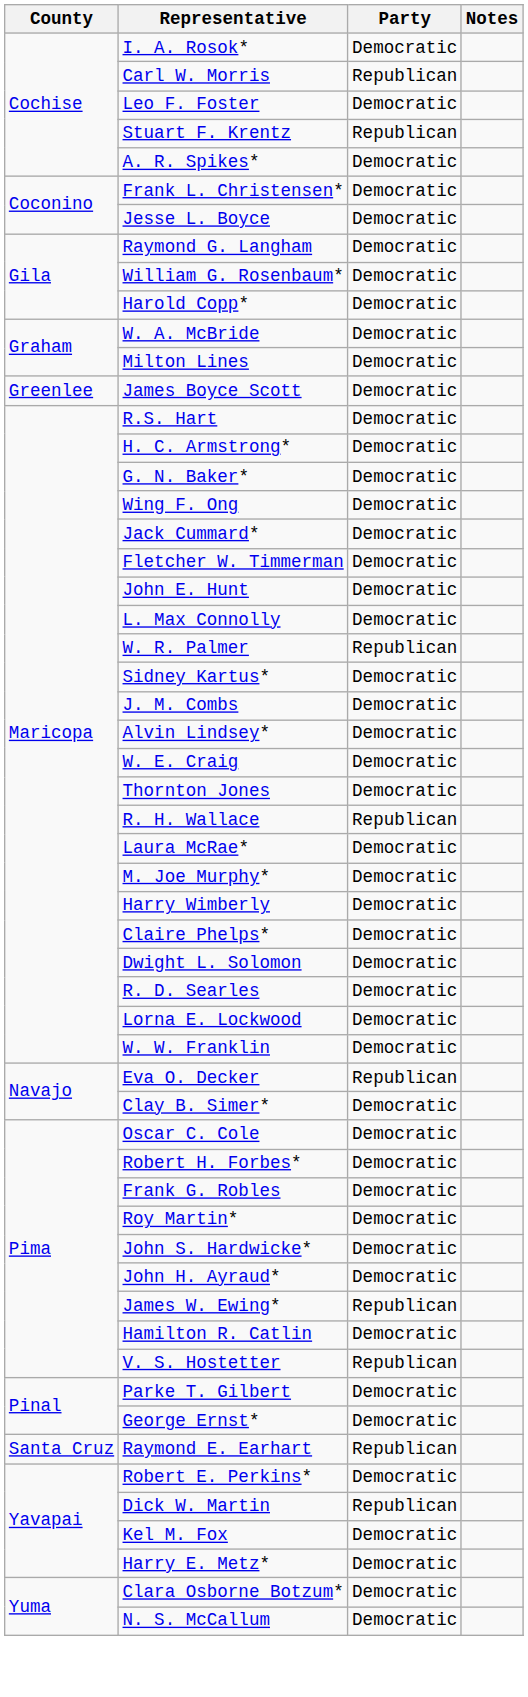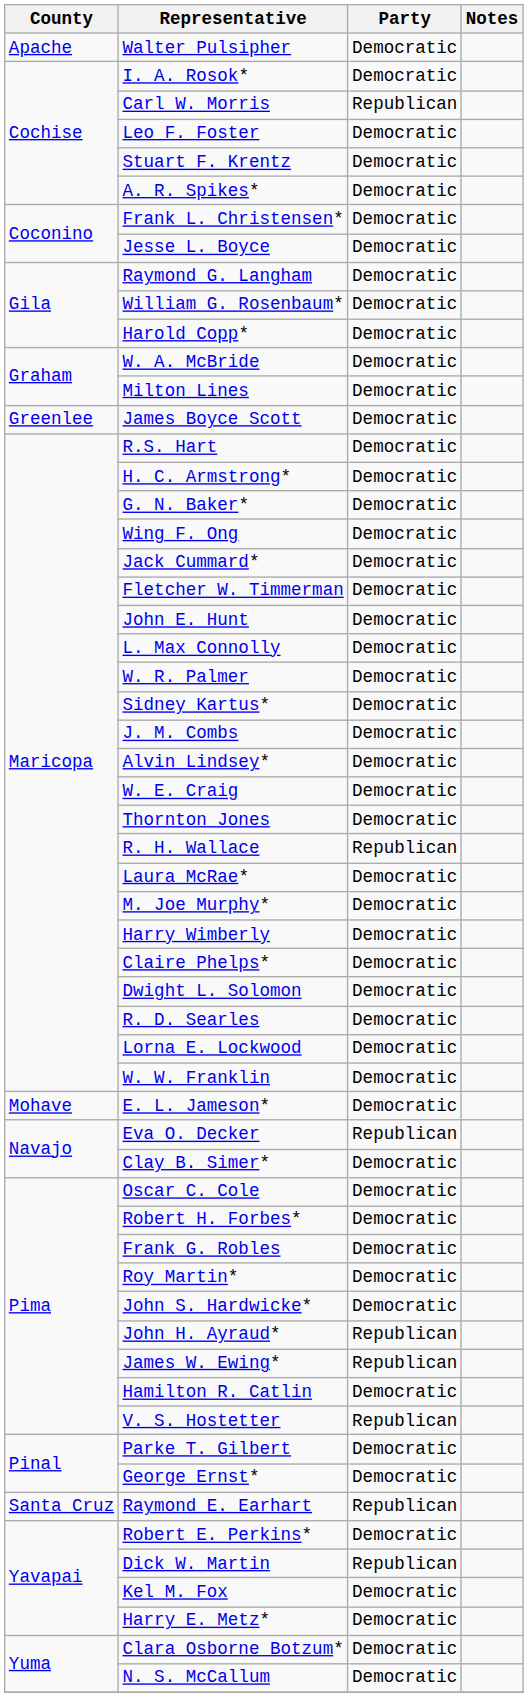+ row: (207, 48)
(405, 133) Republican -> (405, 162) Democratic
(405, 648) Republican -> (405, 677) Democratic
+ row: (196, 1106)
(405, 1278) Democratic -> (405, 1335) Republican
